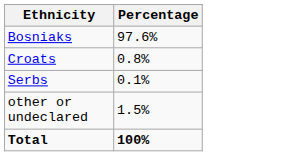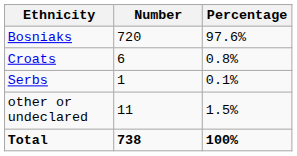+ column: (158, 15)
